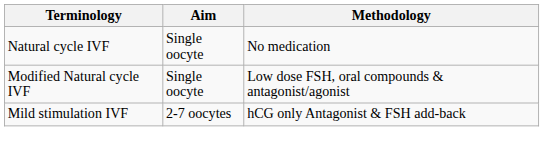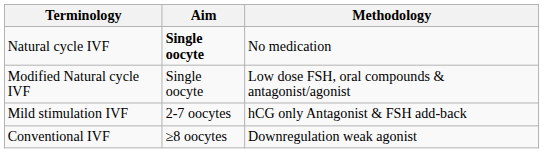(185, 45) normal -> (185, 45) bold
+ row: (59, 136)
